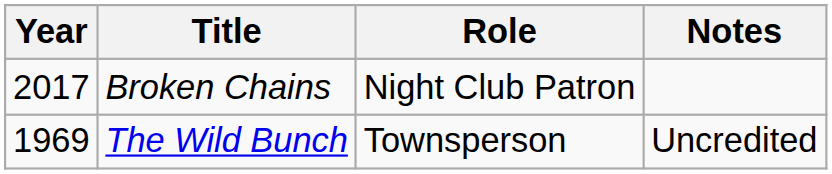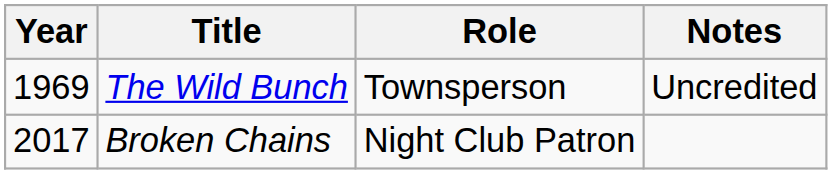rows swapped: (227, 140) <-> (218, 86)
